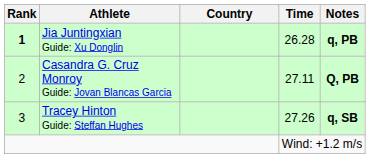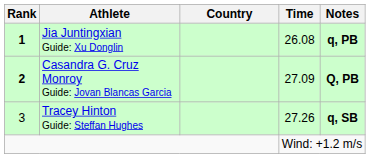(300, 39) 26.28 -> (300, 39) 26.08
(22, 79) normal -> (22, 79) bold
(300, 79) 27.11 -> (300, 79) 27.09
